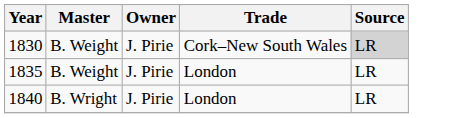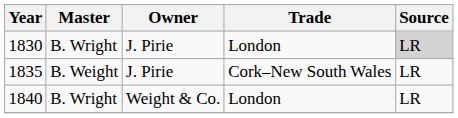(84, 44) B. Weight -> (84, 44) B. Wright
(265, 44) Cork–New South Wales -> (255, 44) London
(210, 71) London -> (310, 71) Cork–New South Wales
(150, 98) J. Pirie -> (173, 98) Weight & Co.
